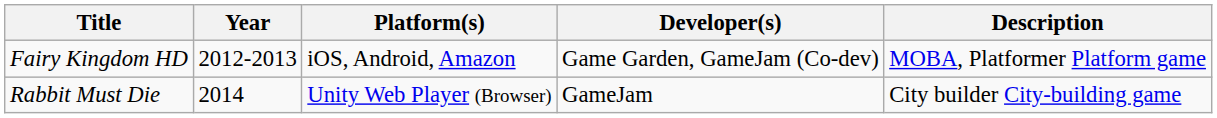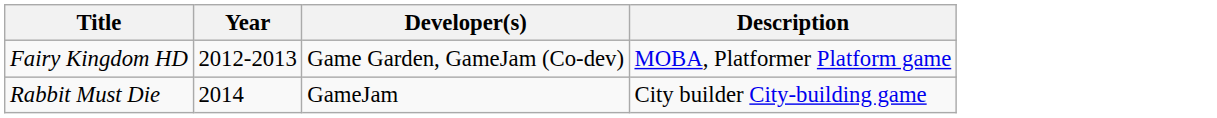- column: (429, 22)
